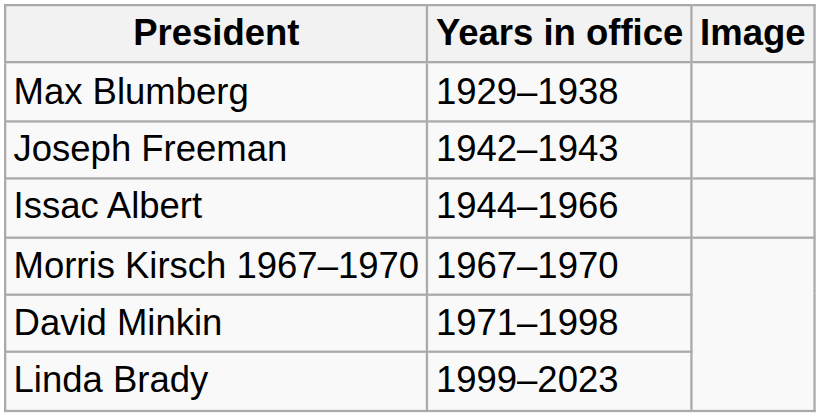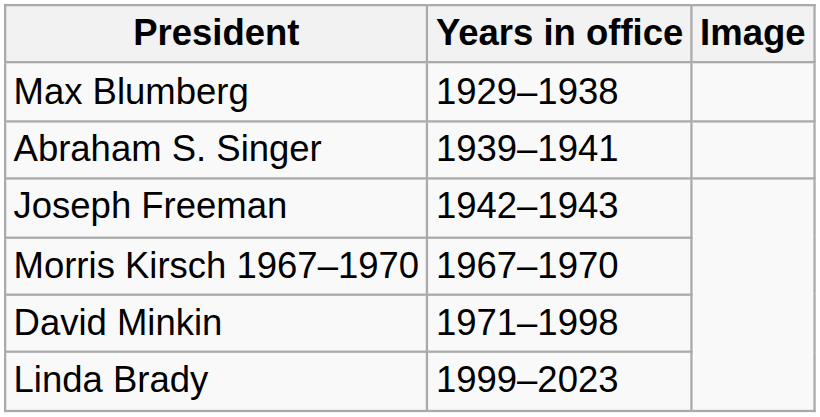+ row: (168, 149)
- row: (108, 206)
